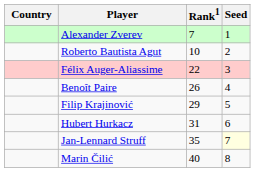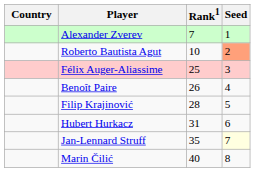(228, 51) no background -> (228, 51) lightsalmon background
(194, 69) 22 -> (194, 69) 25
(194, 105) 29 -> (194, 105) 28
